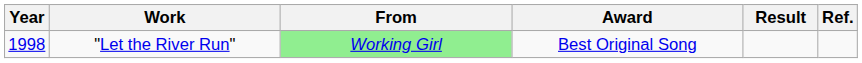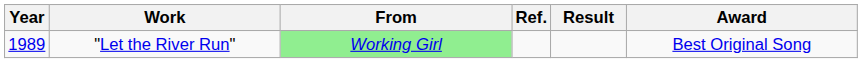columns swapped: (627, 17) <-> (838, 17)
(27, 44) 1998 -> (27, 44) 1989
